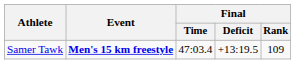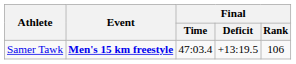(276, 50) 109 -> (276, 50) 106
